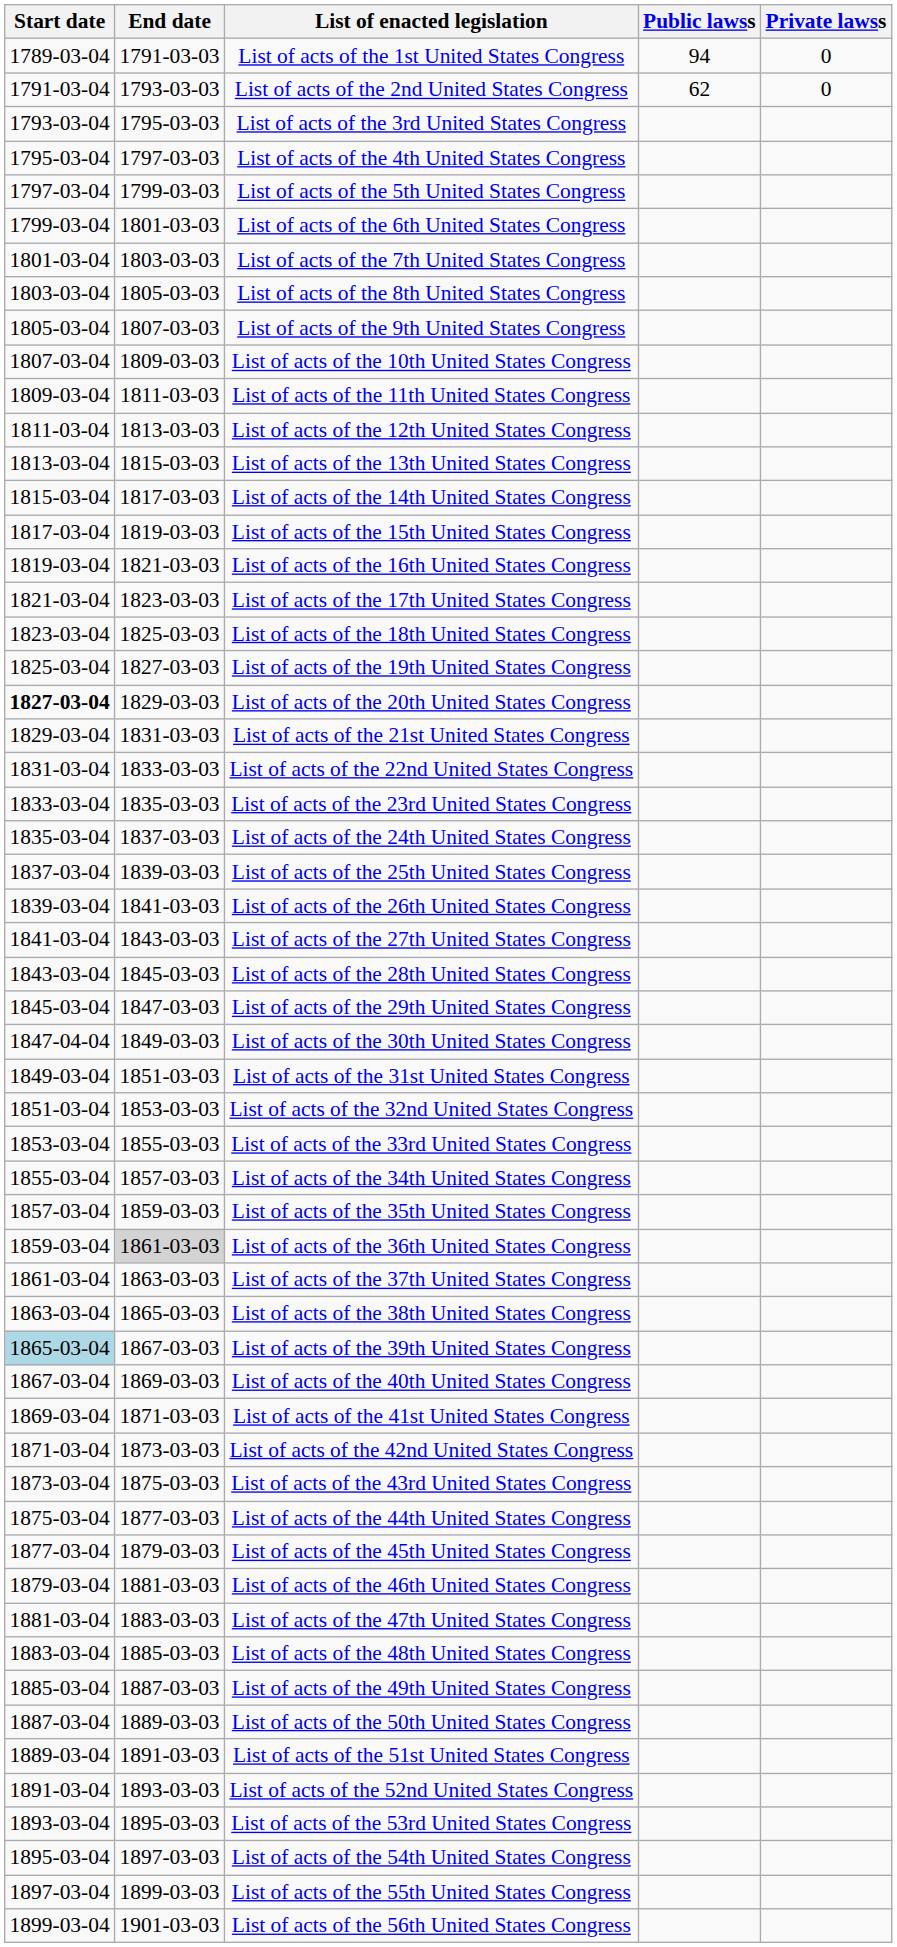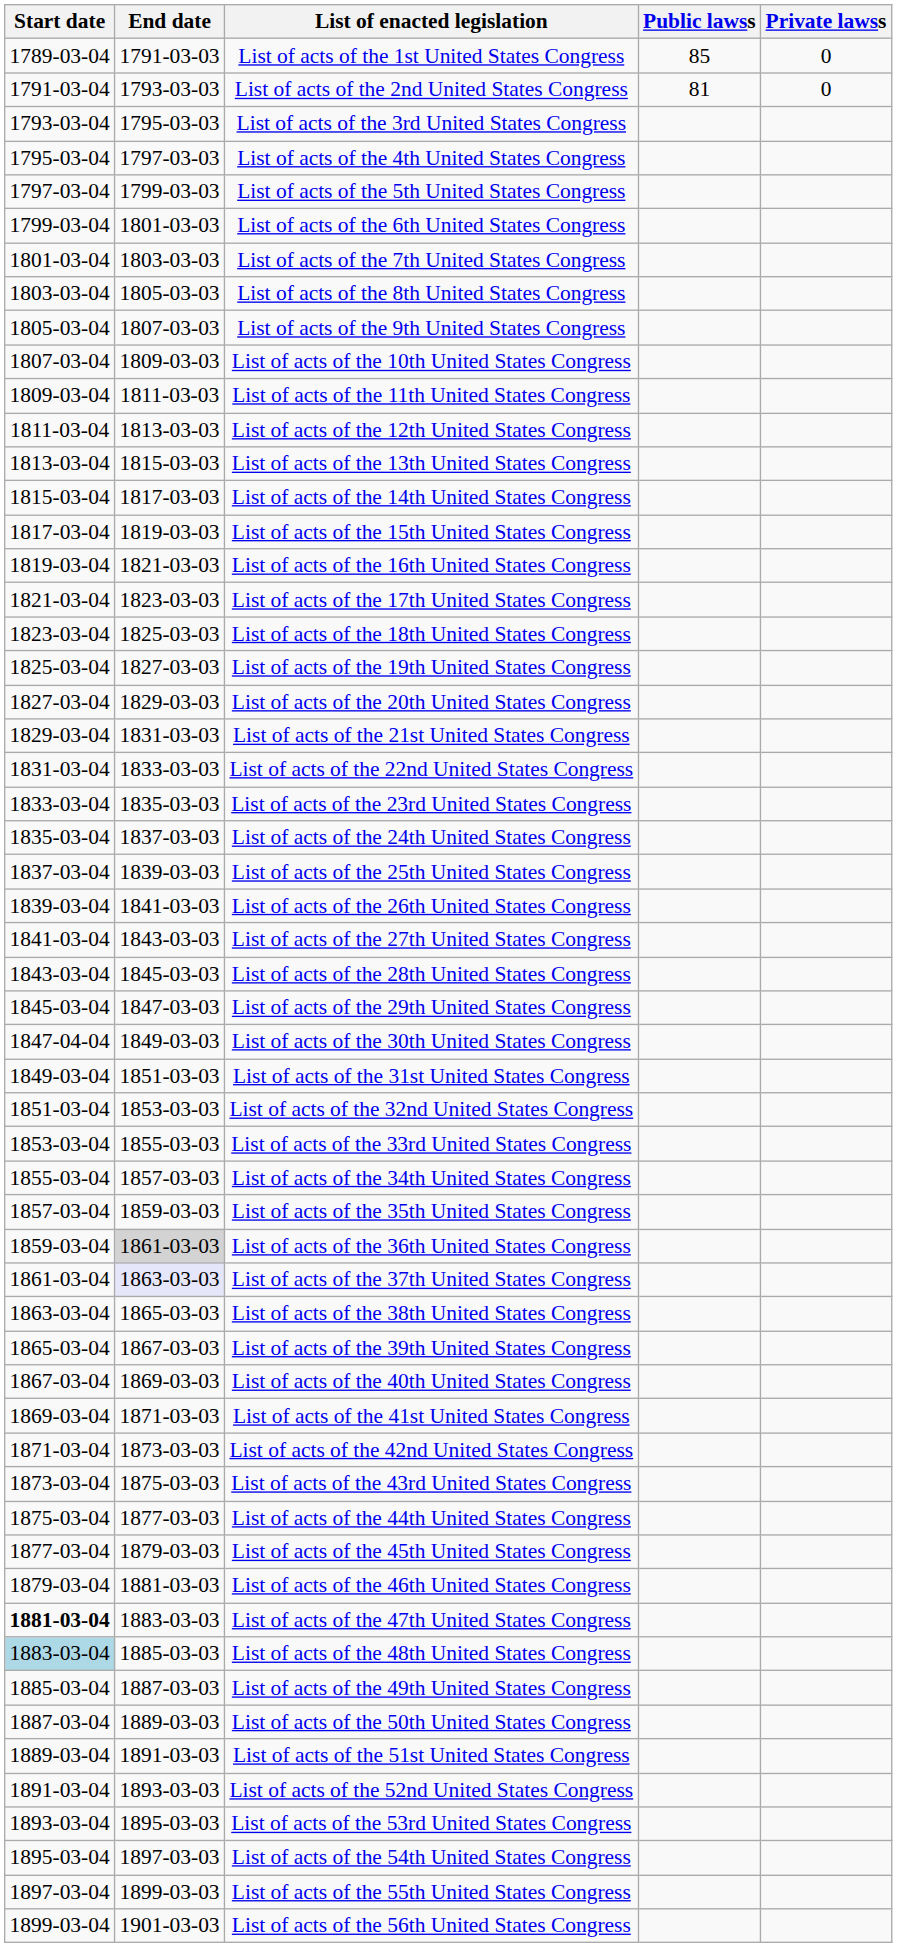(699, 55) 94 -> (699, 55) 85
(699, 89) 62 -> (699, 89) 81
(60, 701) bold -> (60, 701) normal
(170, 1279) no background -> (170, 1279) lavender background
(60, 1347) lightblue background -> (60, 1347) no background
(60, 1619) normal -> (60, 1619) bold
(60, 1653) no background -> (60, 1653) lightblue background
